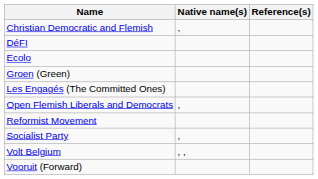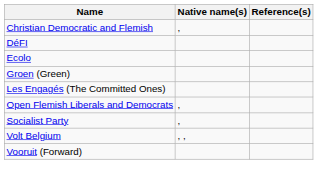- row: (52, 120)
